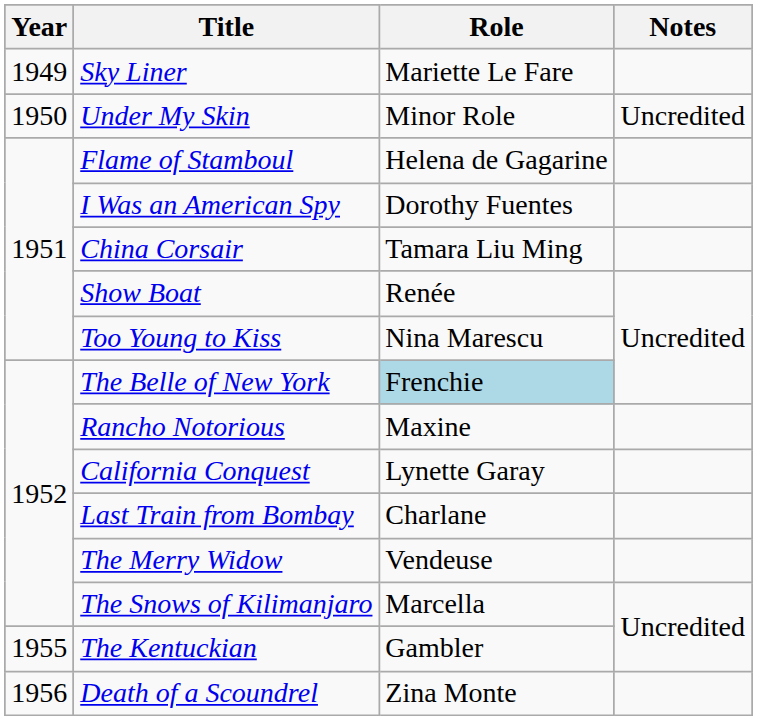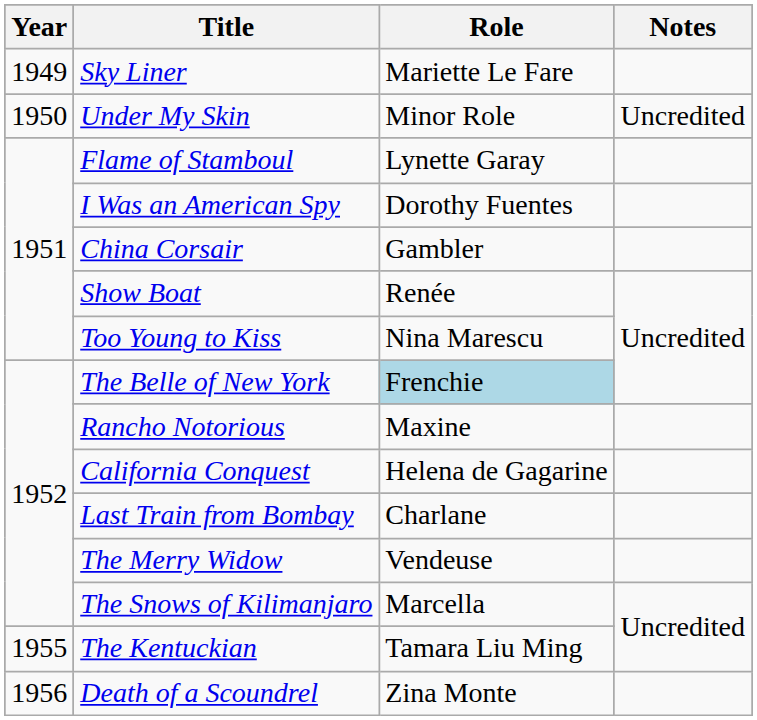(497, 159) Helena de Gagarine -> (465, 159) Lynette Garay
(484, 248) Tamara Liu Ming -> (434, 248) Gambler
(465, 470) Lynette Garay -> (497, 470) Helena de Gagarine
(434, 648) Gambler -> (484, 648) Tamara Liu Ming
